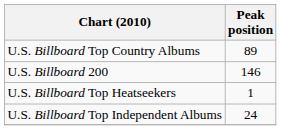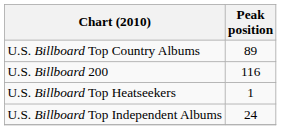(251, 72) 146 -> (251, 72) 116
